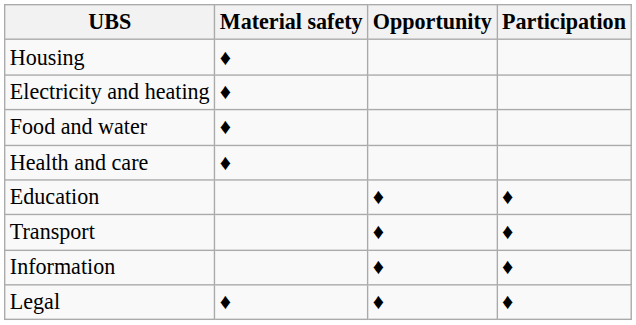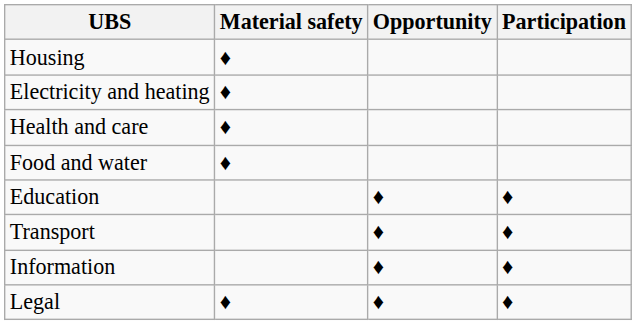rows swapped: (78, 127) <-> (79, 162)
